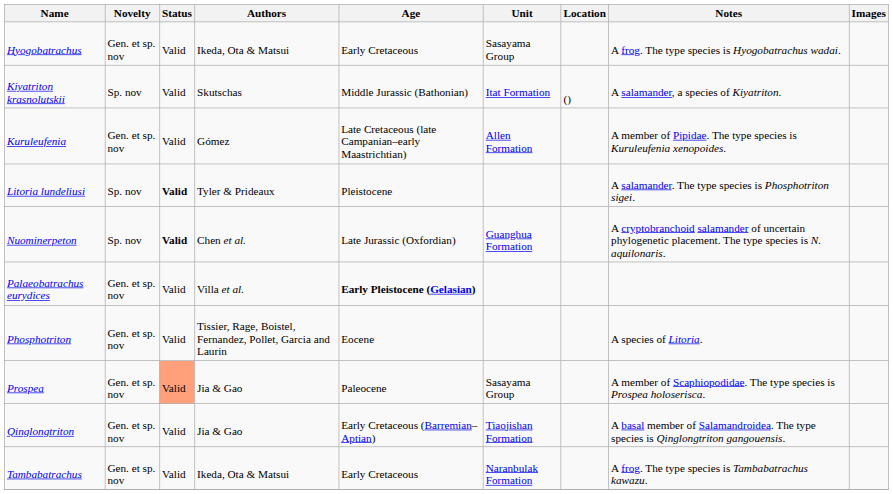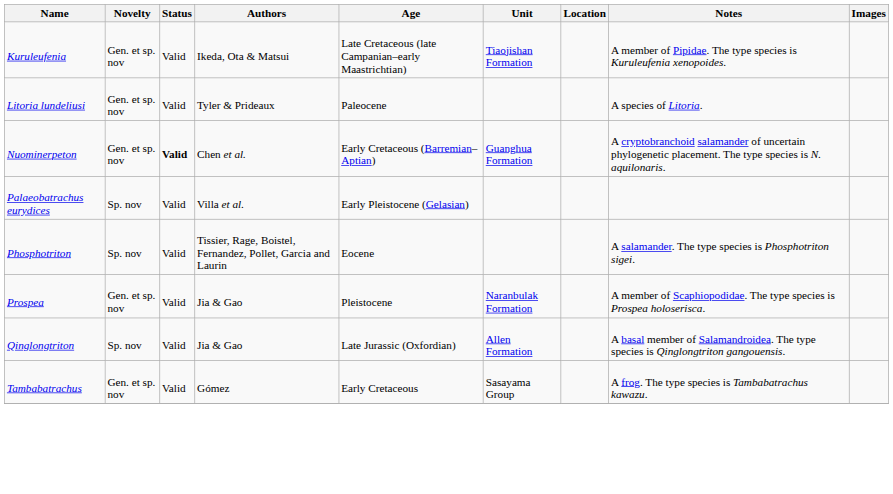- row: (44, 50)
- row: (36, 93)
(213, 142) Gómez -> (243, 56) Ikeda, Ota & Matsui
(509, 142) Allen Formation -> (509, 56) Tiaojishan Formation
(125, 191) Sp. nov -> (131, 105) Gen. et sp. nov
(175, 191) bold -> (174, 105) normal
(367, 191) Pleistocene -> (364, 105) Paleocene
(720, 191) A salamander. The type species is Phosphotriton sigei. -> (657, 105) A species of Litoria.
(125, 240) Sp. nov -> (131, 154) Gen. et sp. nov
(398, 240) Late Jurassic (Oxfordian) -> (409, 154) Early Cretaceous (Barremian–Aptian)
(131, 290) Gen. et sp. nov -> (125, 204) Sp. nov
(408, 290) bold -> (405, 204) normal
(131, 339) Gen. et sp. nov -> (125, 253) Sp. nov
(657, 339) A species of Litoria. -> (720, 253) A salamander. The type species is Phosphotriton sigei.
(174, 388) lightsalmon background -> (174, 302) no background
(364, 388) Paleocene -> (367, 302) Pleistocene
(508, 388) Sasayama Group -> (512, 302) Naranbulak Formation
(131, 431) Gen. et sp. nov -> (125, 345) Sp. nov
(409, 431) Early Cretaceous (Barremian–Aptian) -> (398, 345) Late Jurassic (Oxfordian)
(509, 431) Tiaojishan Formation -> (509, 345) Allen Formation
(243, 474) Ikeda, Ota & Matsui -> (213, 388) Gómez
(512, 474) Naranbulak Formation -> (508, 388) Sasayama Group
